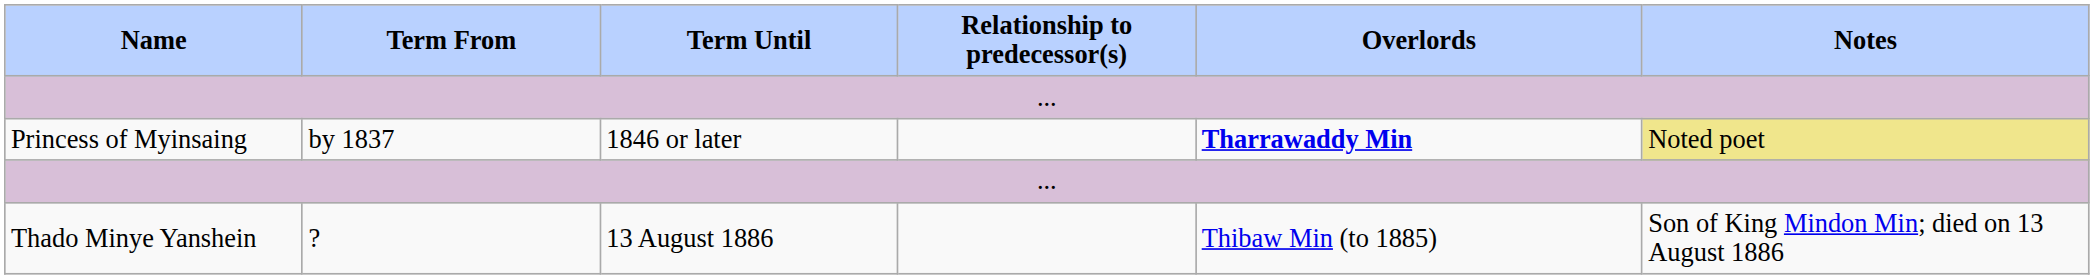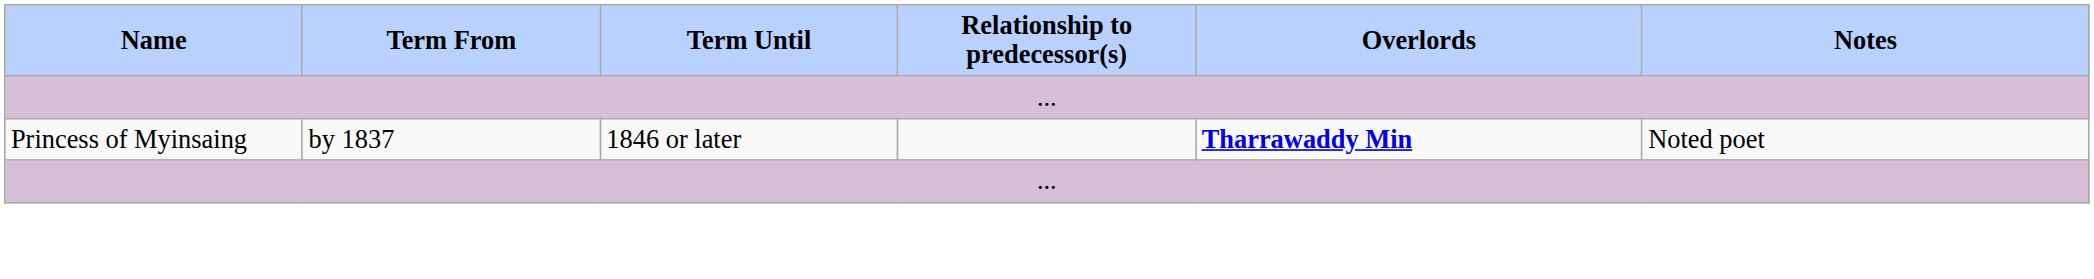(1707, 138) khaki background -> (1707, 138) no background
- row: (134, 237)
